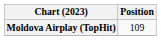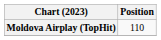(137, 27) 109 -> (137, 27) 110
